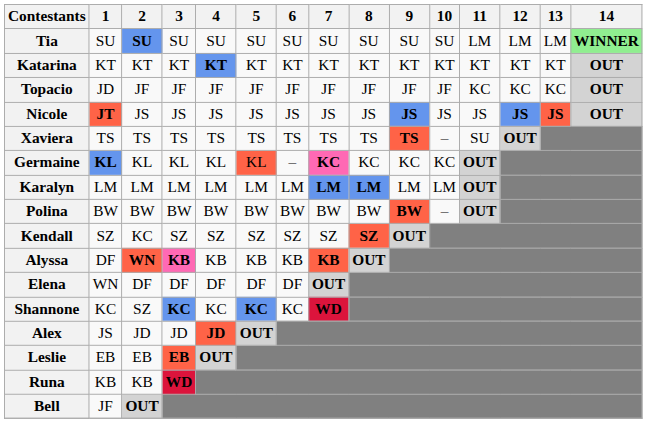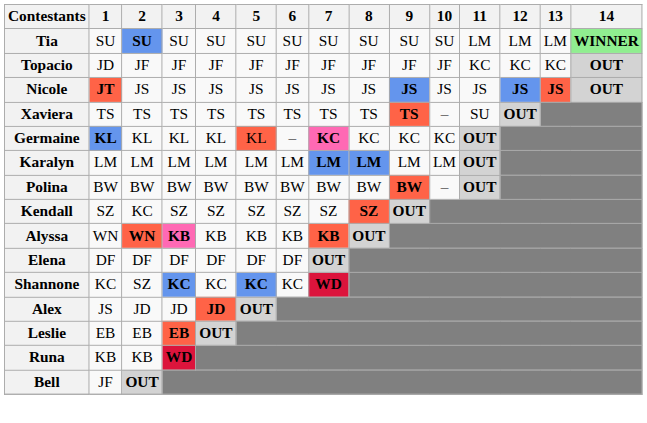- row: (47, 65)
(106, 260) DF -> (106, 235) WN
(106, 284) WN -> (106, 260) DF
